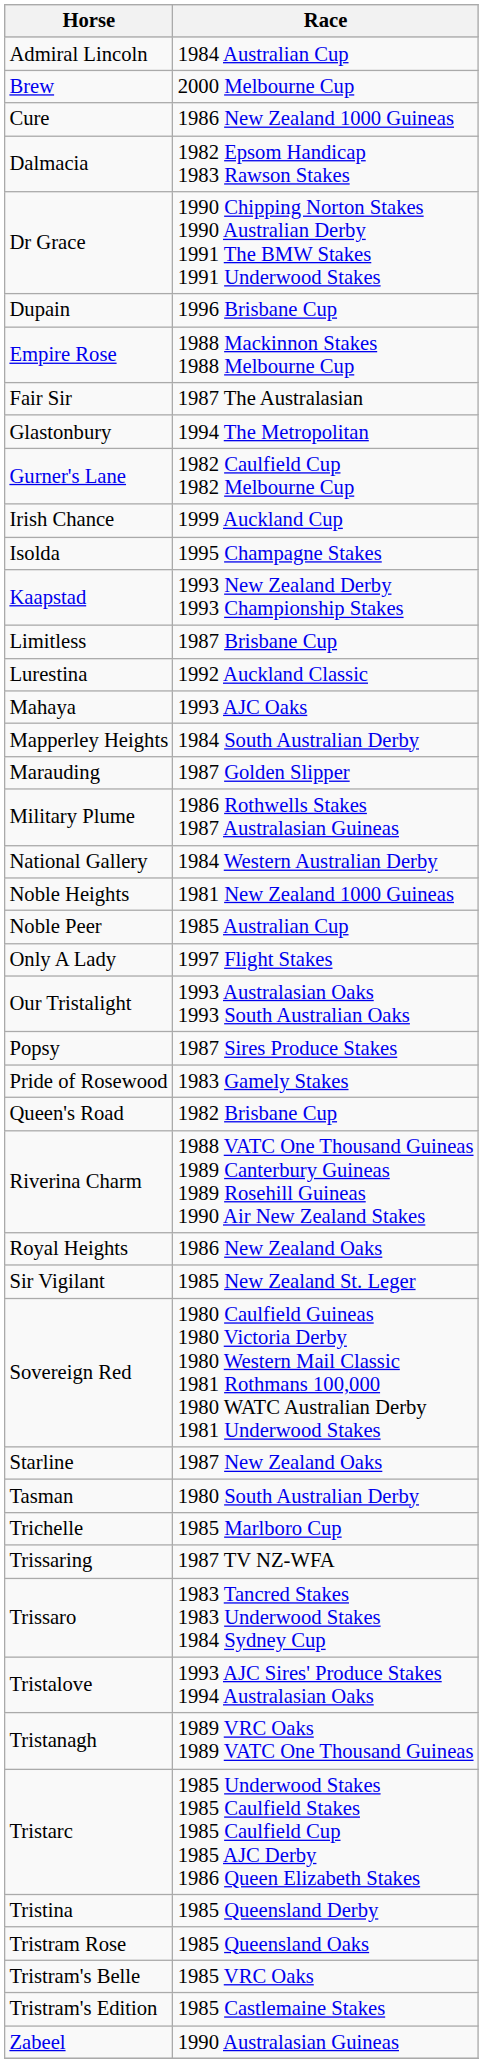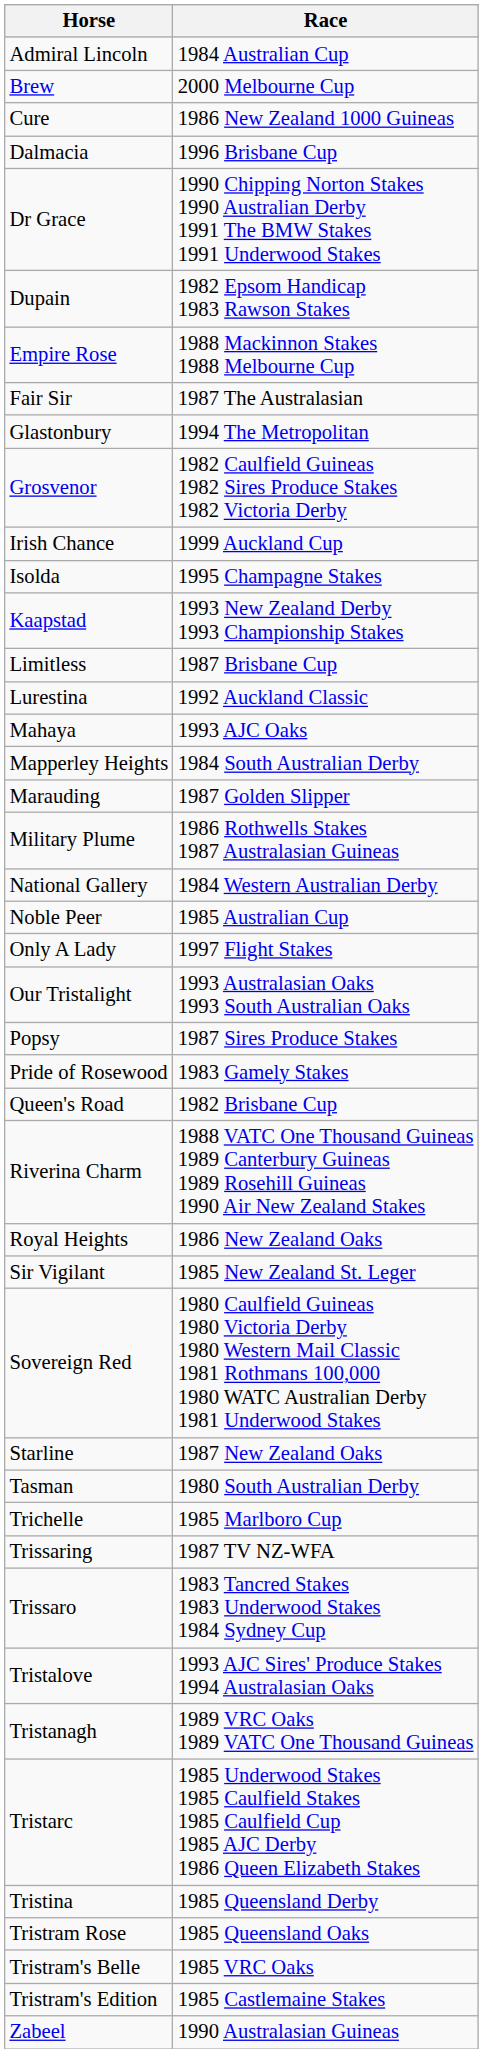(272, 163) 1982 Epsom Handicap 1983 Rawson Stakes -> (257, 151) 1996 Brisbane Cup
(257, 310) 1996 Brisbane Cup -> (272, 298) 1982 Epsom Handicap 1983 Rawson Stakes
+ row: (53, 487)
- row: (68, 475)
- row: (69, 894)
